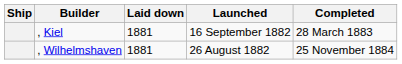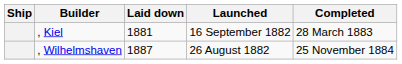(140, 50) 1881 -> (140, 50) 1887
